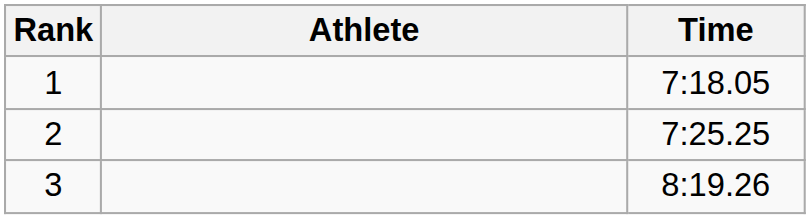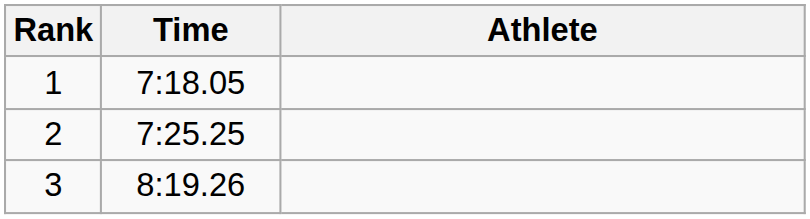columns swapped: (364, 30) <-> (716, 30)
